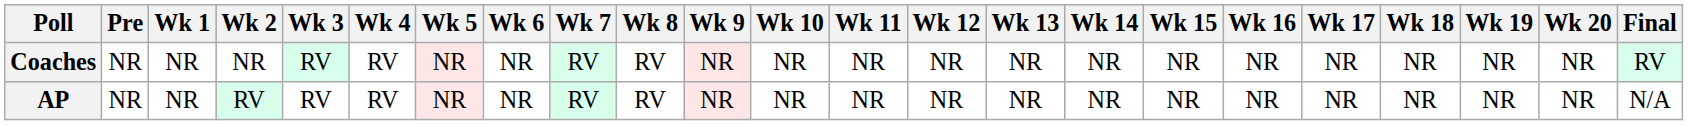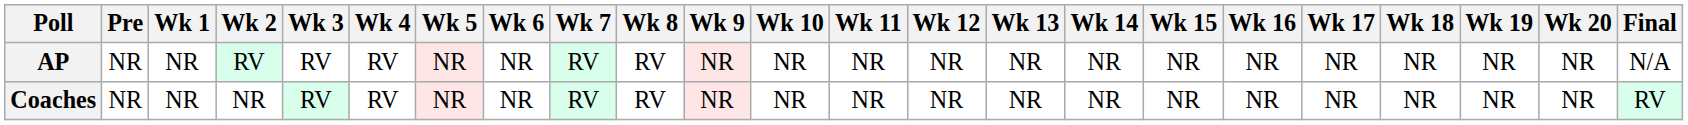rows swapped: (53, 100) <-> (53, 61)
